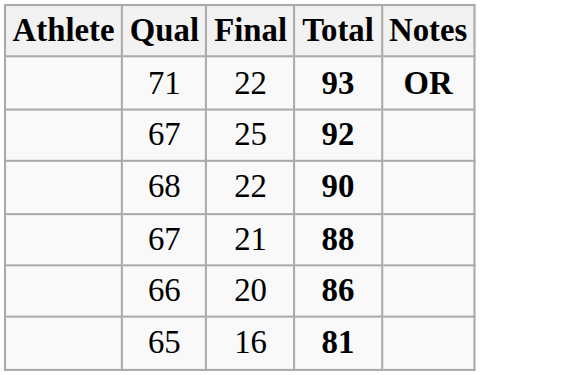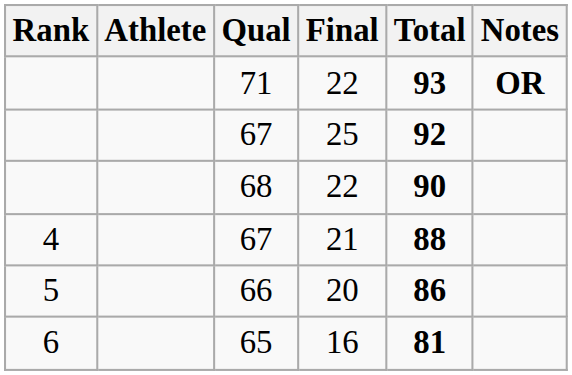+ column: (51, 30)
